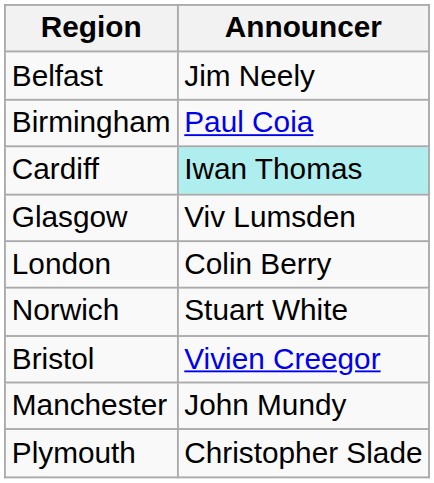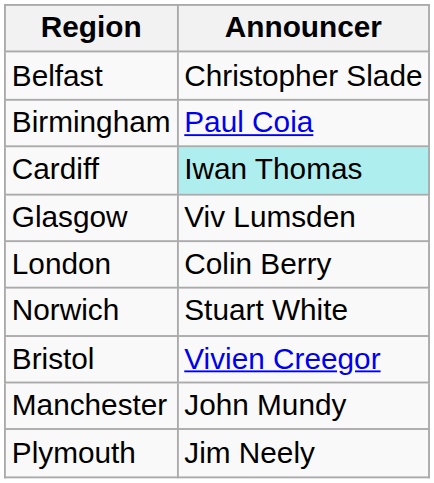(250, 75) Jim Neely -> (303, 75) Christopher Slade
(303, 452) Christopher Slade -> (250, 452) Jim Neely
